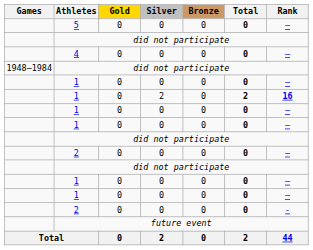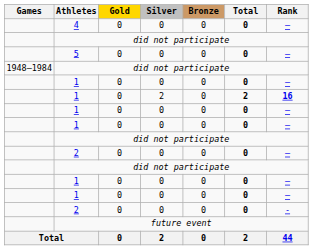rows swapped: (76, 25) <-> (76, 54)
